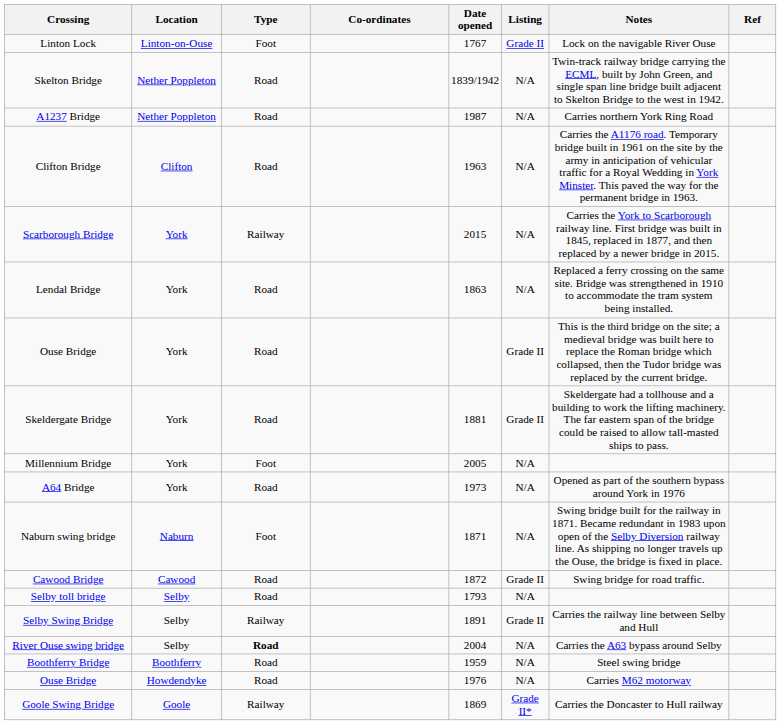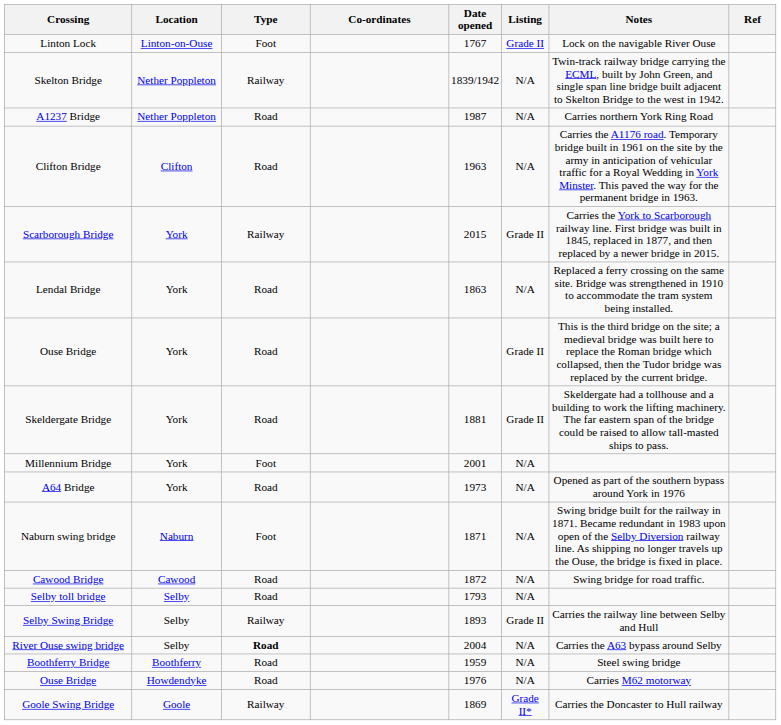(266, 80) Road -> (266, 80) Railway
(525, 234) N/A -> (525, 234) Grade II
(475, 463) 2005 -> (475, 463) 2001
(525, 579) Grade II -> (525, 579) N/A
(475, 621) 1891 -> (475, 621) 1893
